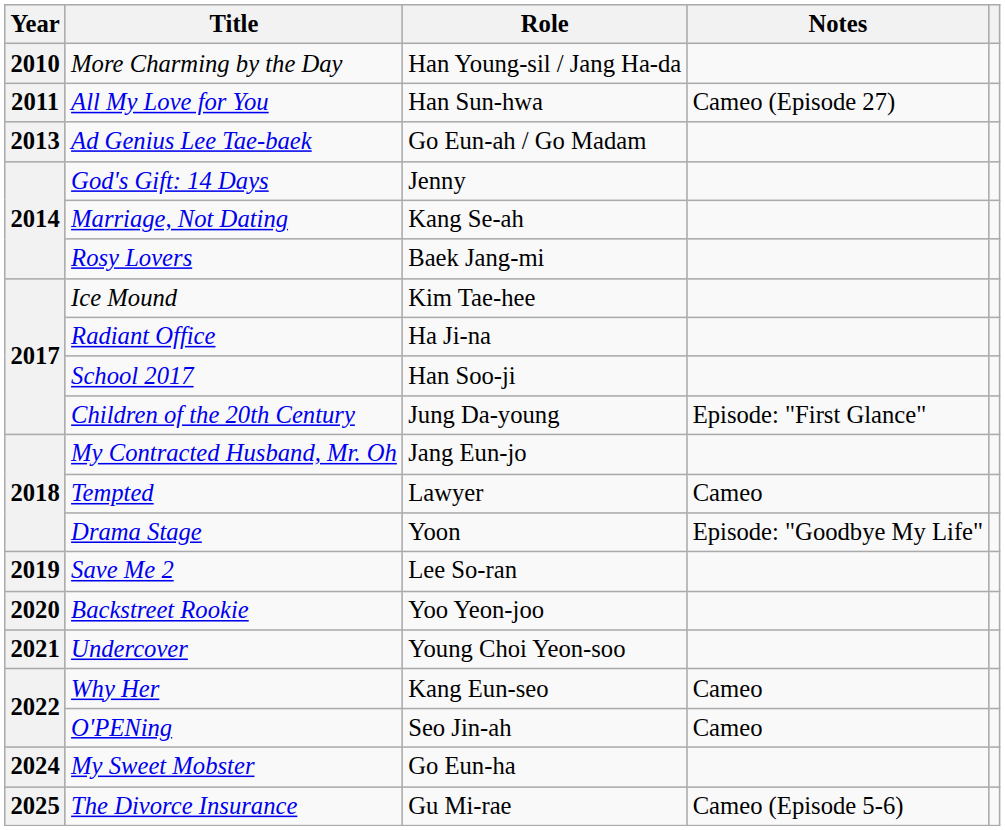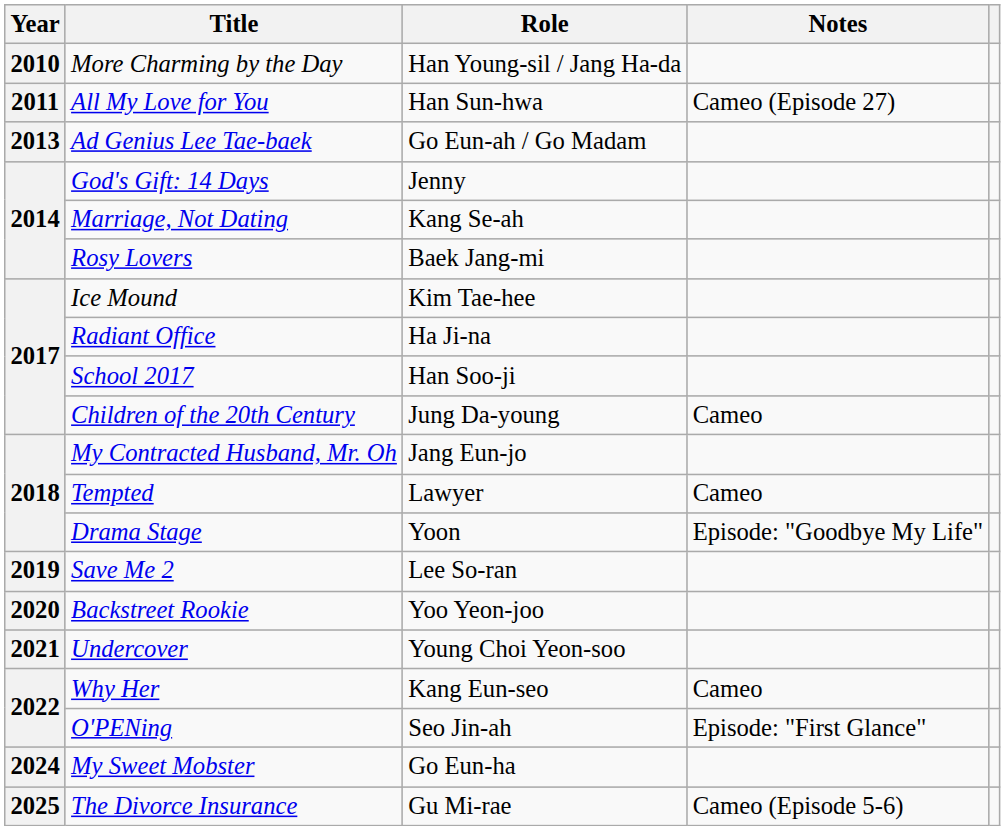(809, 414) Episode: "First Glance" -> (728, 414) Cameo
(728, 727) Cameo -> (809, 727) Episode: "First Glance"
